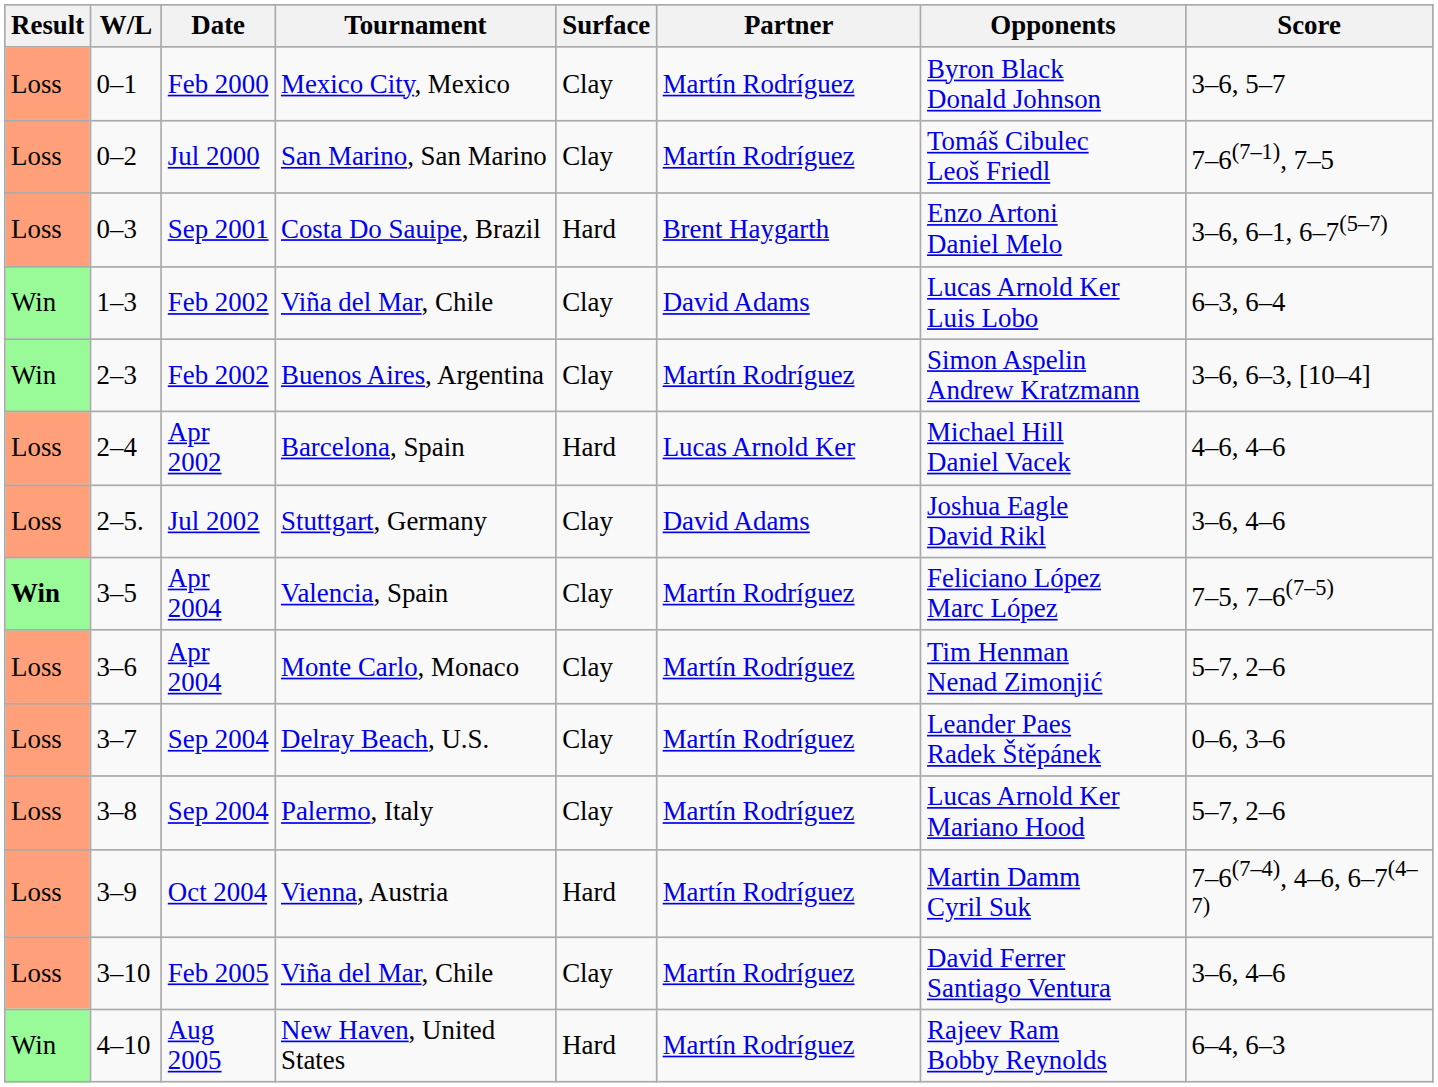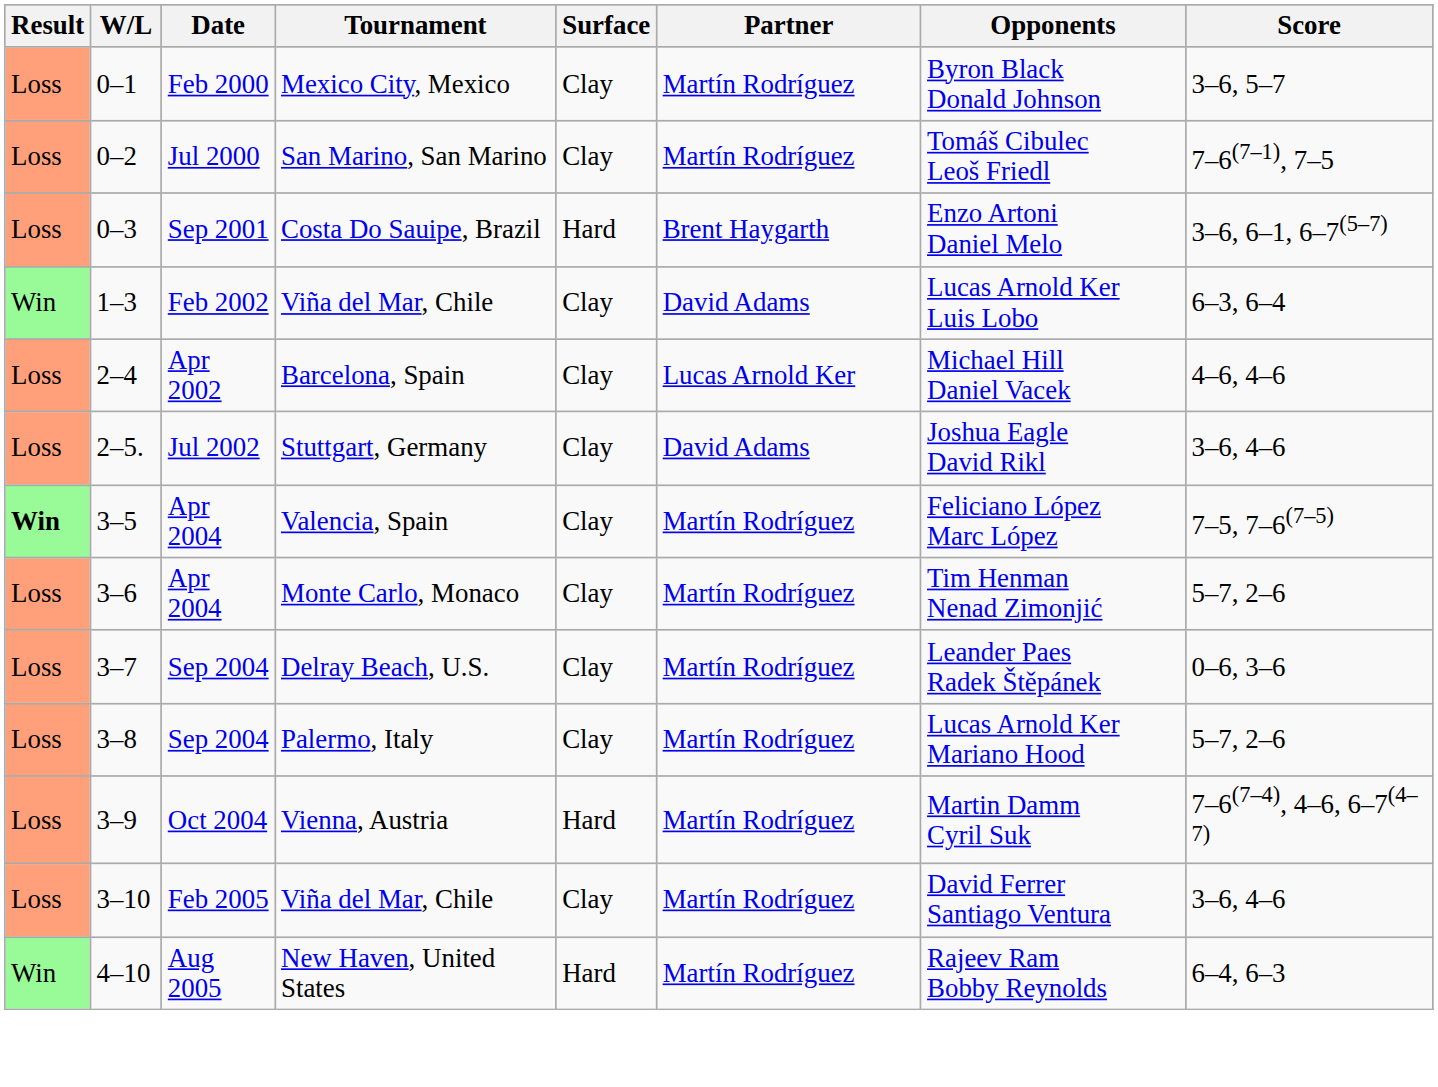- row: (117, 375)
(589, 447) Hard -> (588, 375) Clay
